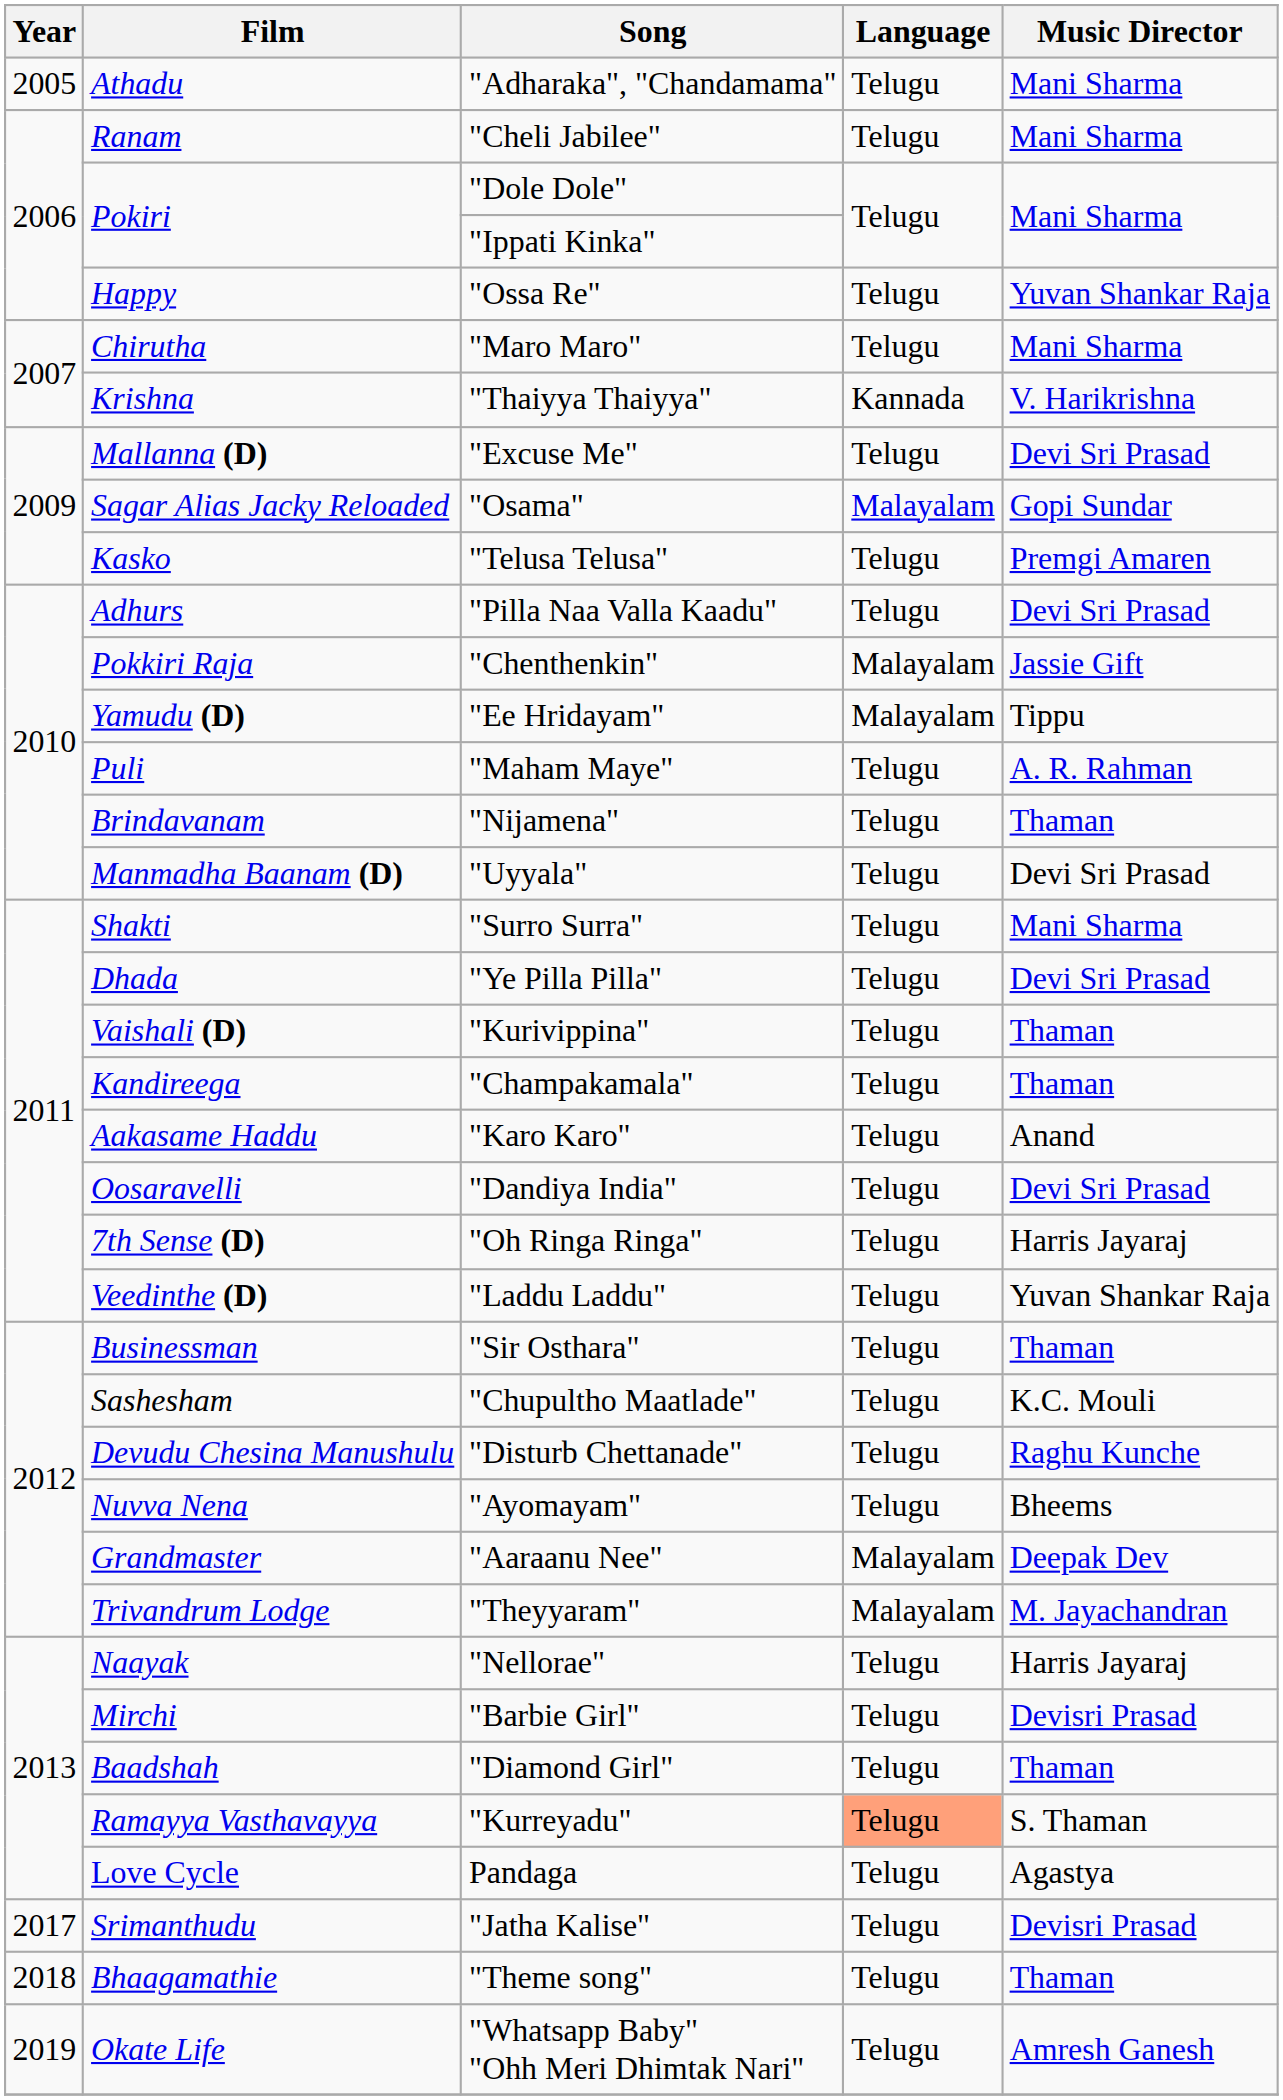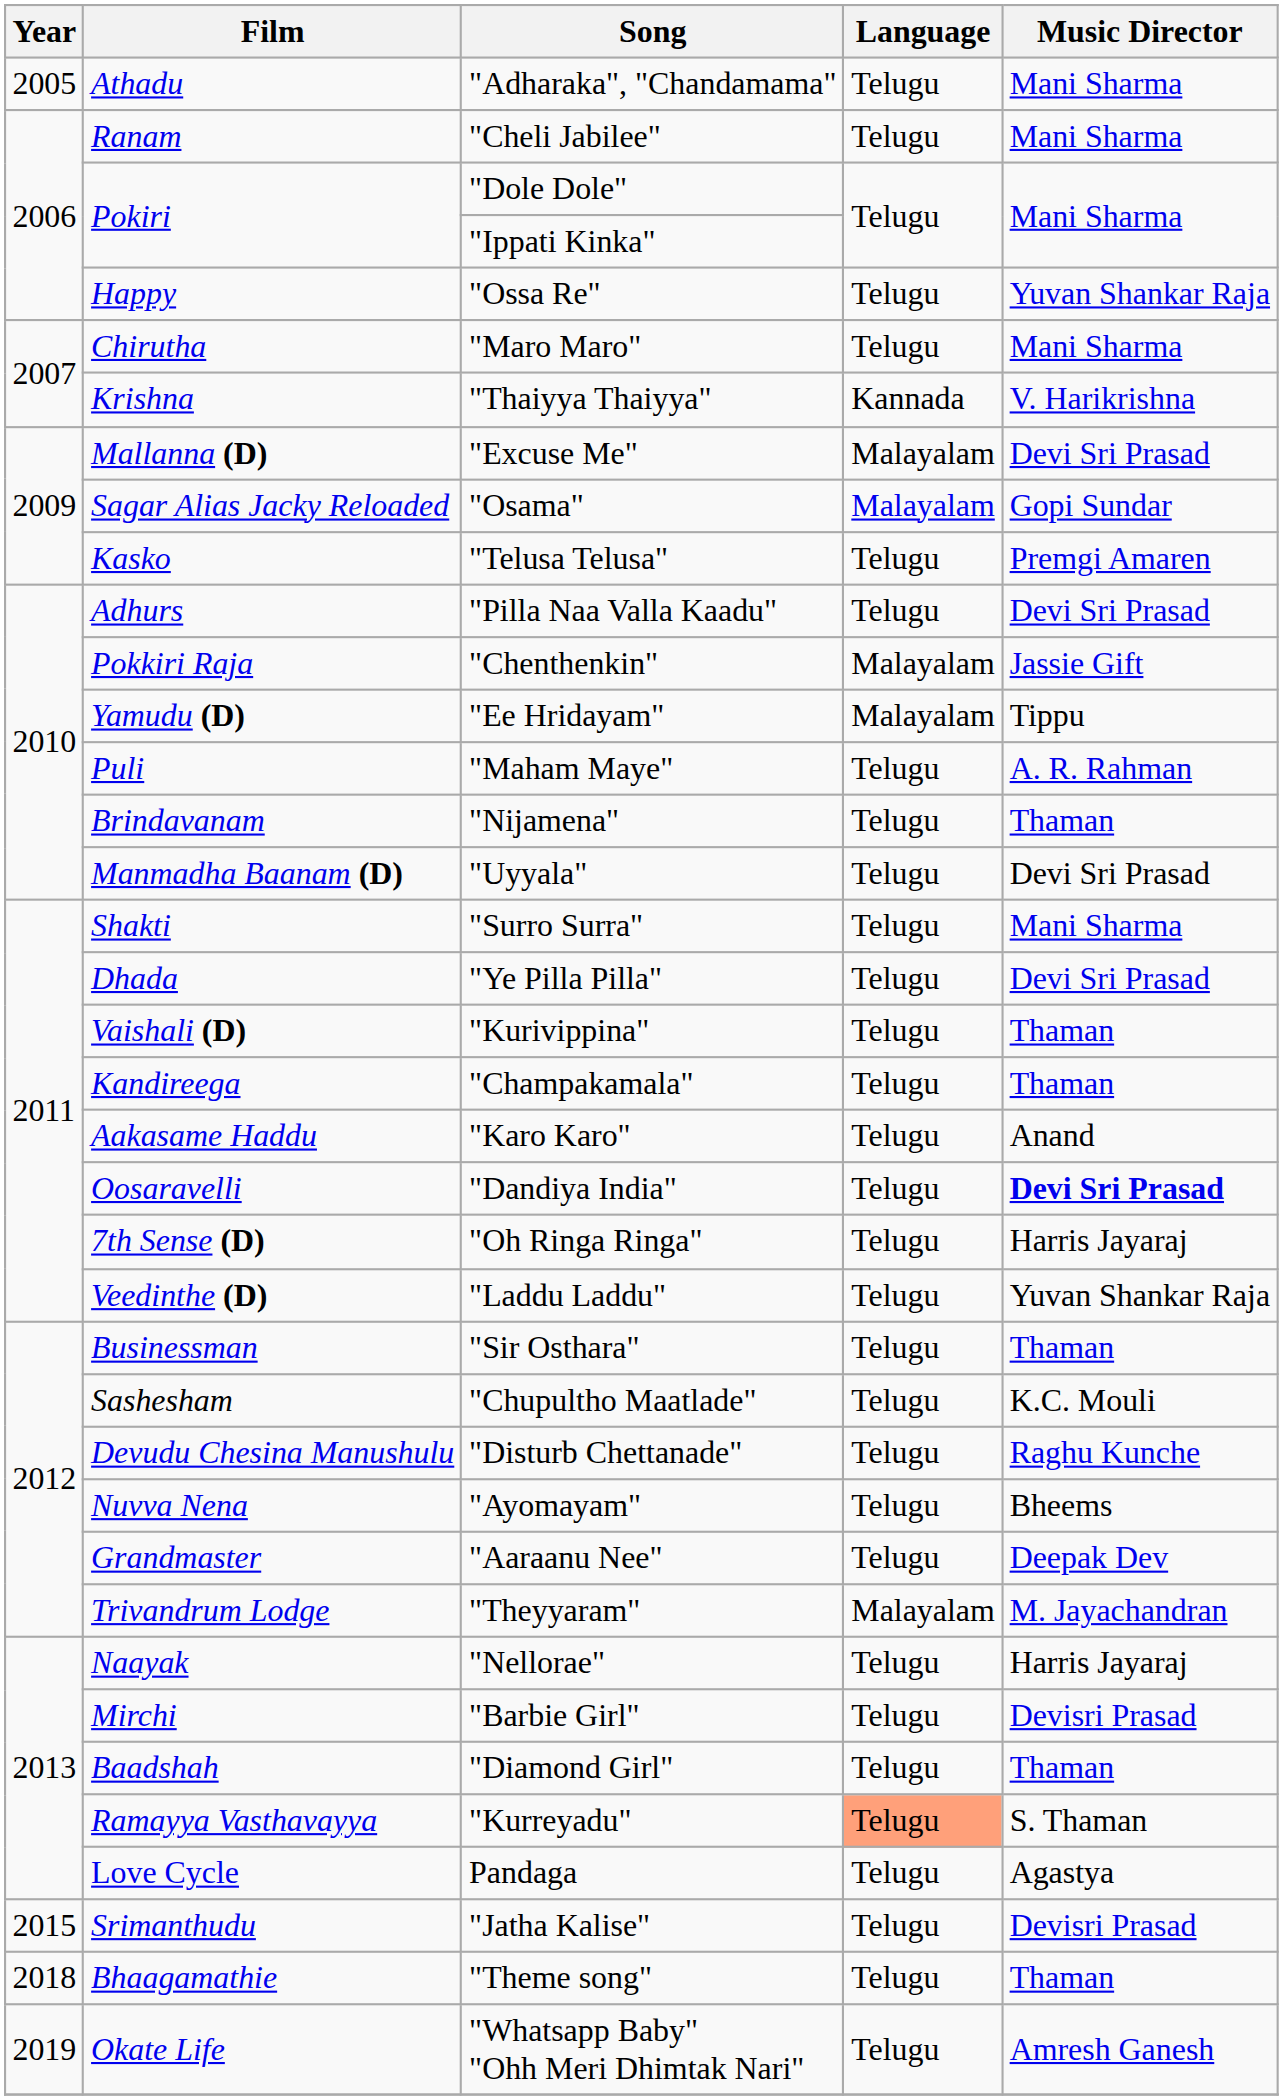(895, 452) Telugu -> (923, 452) Malayalam
(1110, 1188) normal -> (1117, 1188) bold
(923, 1557) Malayalam -> (895, 1557) Telugu
(44, 1925) 2017 -> (44, 1925) 2015
